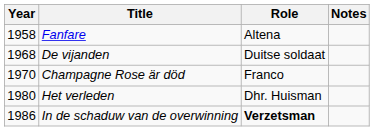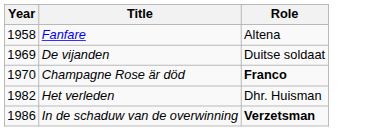- column: (349, 14)
(22, 55) 1968 -> (22, 55) 1969
(264, 75) normal -> (265, 75) bold
(22, 95) 1980 -> (22, 95) 1982
